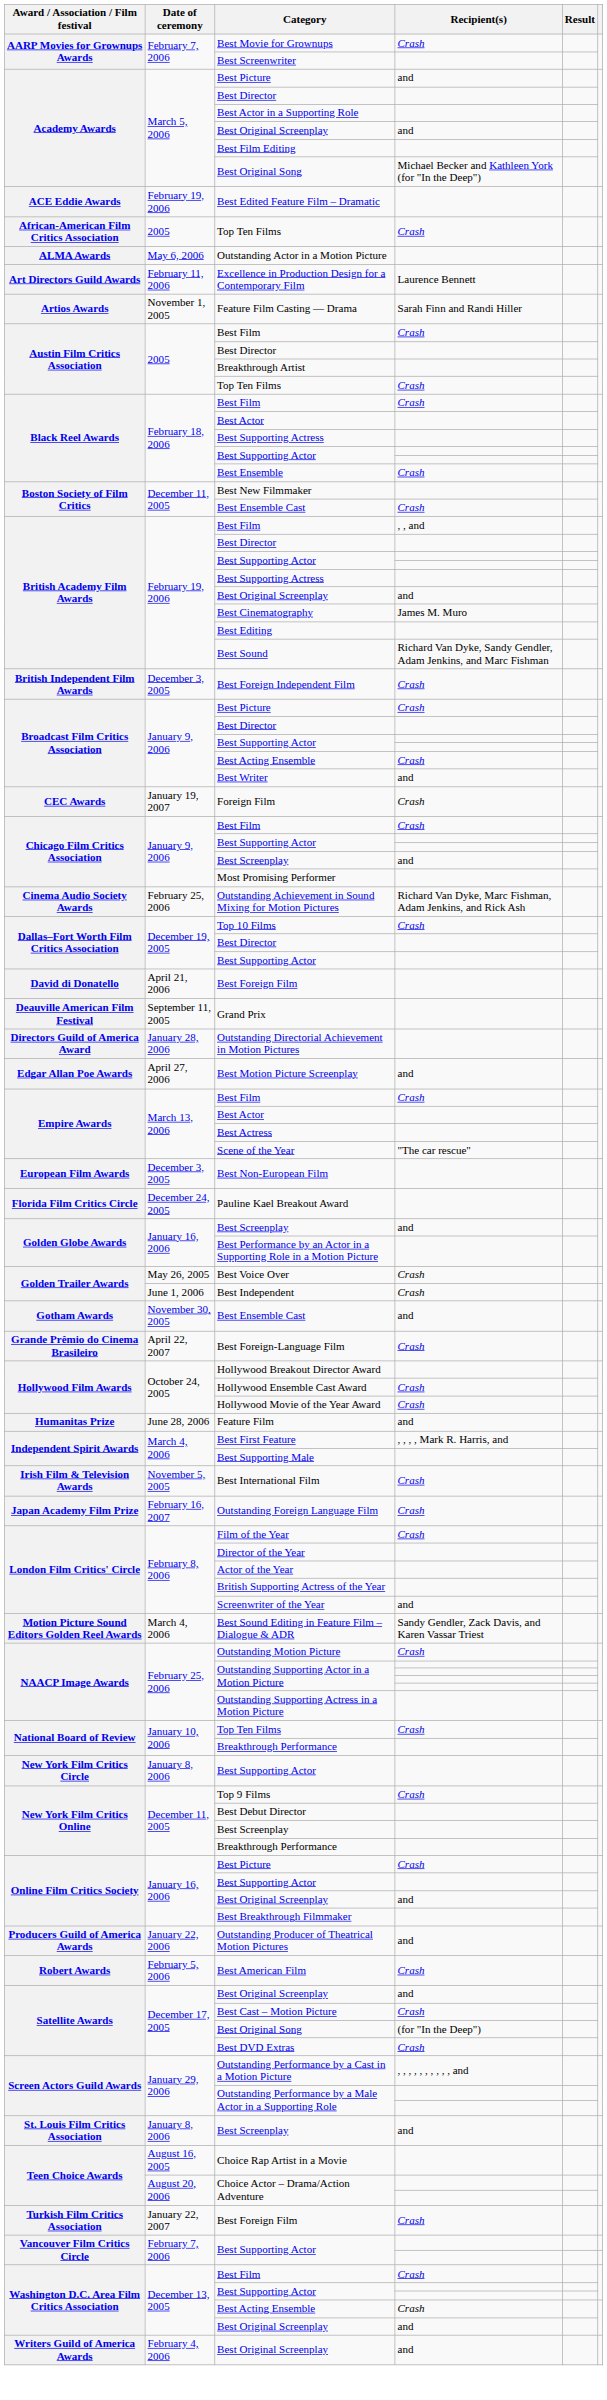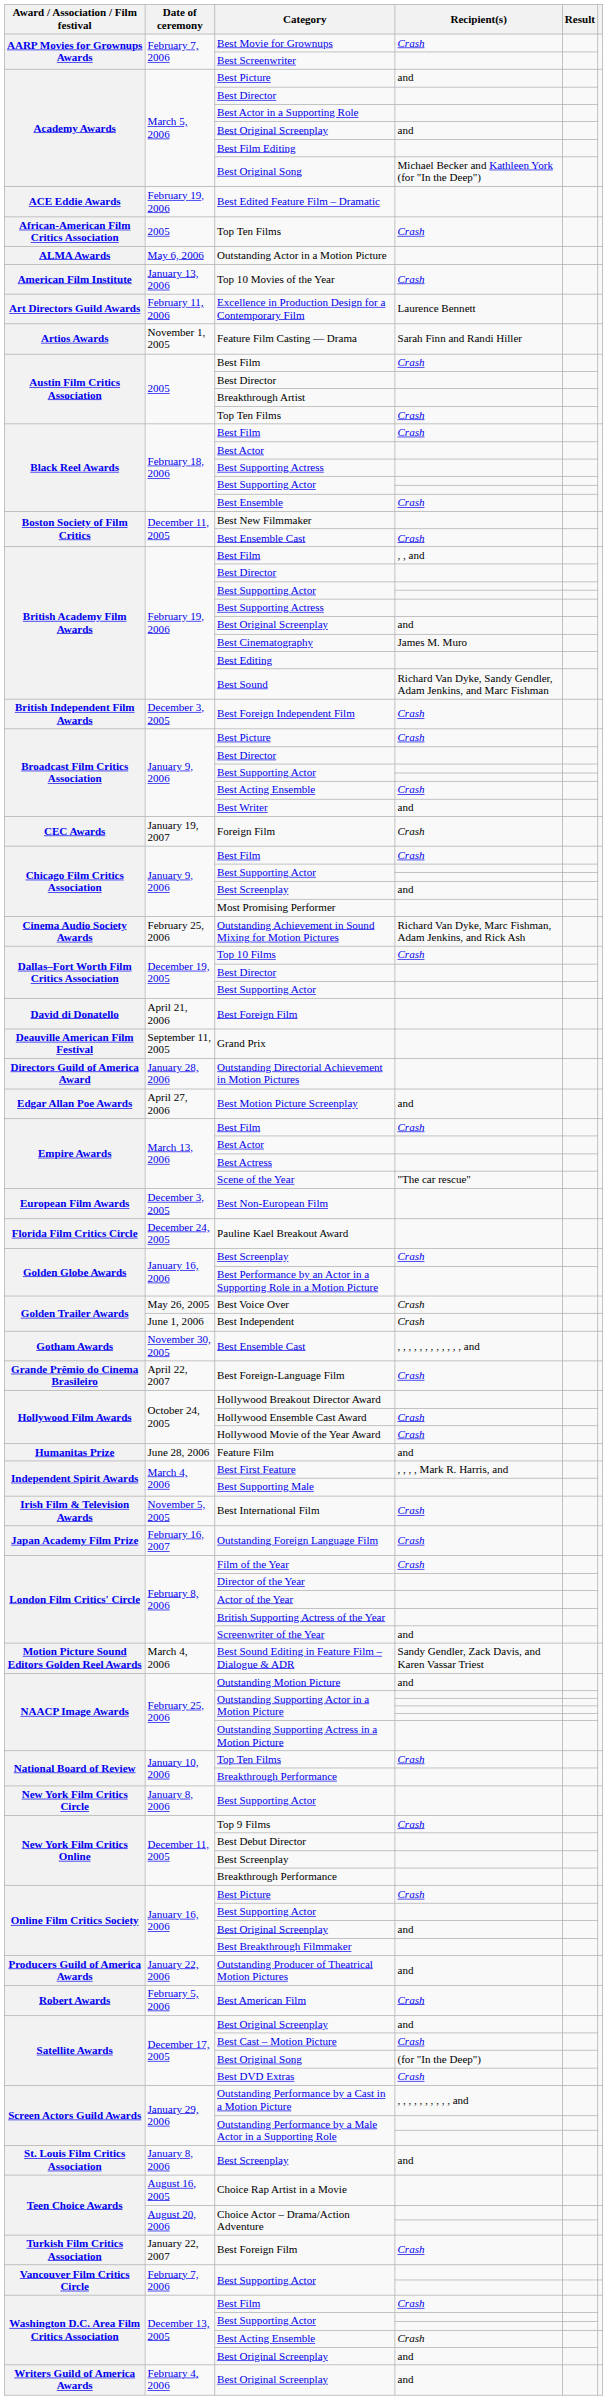+ row: (75, 279)
(405, 1227) and -> (411, 1257) Crash
(405, 1316) and -> (439, 1346) , , , , , , , , , , , , and
(411, 1652) Crash -> (405, 1682) and
